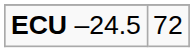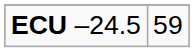(168, 25) 72 -> (168, 25) 59
